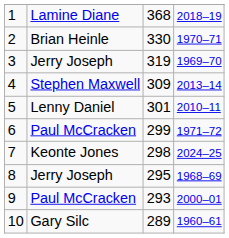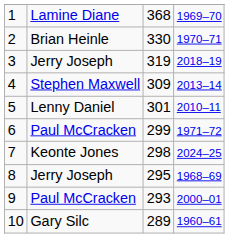(199, 16) 2018–19 -> (199, 16) 1969–70
(199, 62) 1969–70 -> (199, 62) 2018–19
